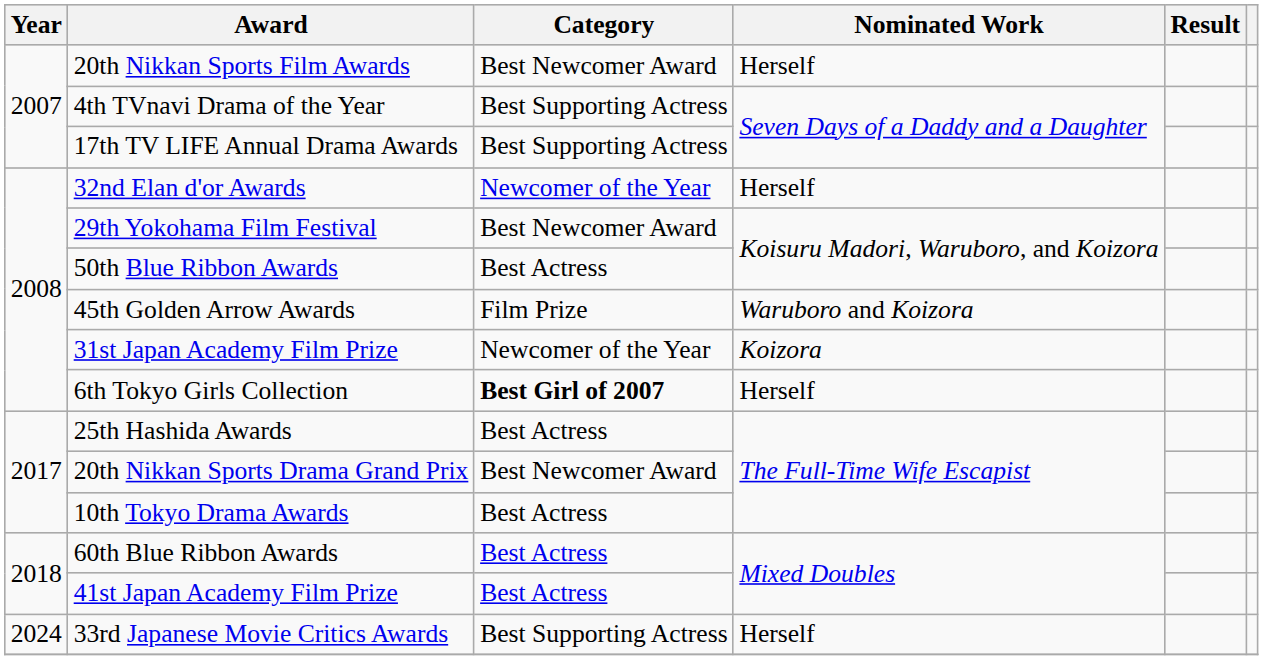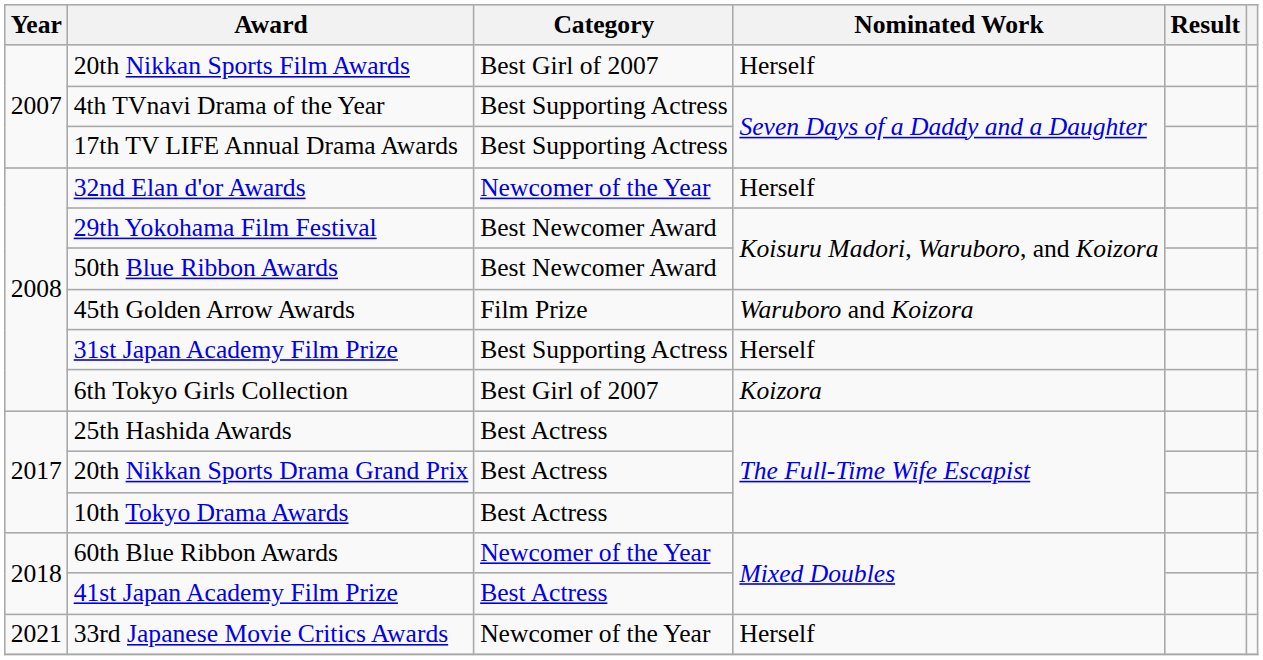(598, 65) Best Newcomer Award -> (569, 65) Best Girl of 2007
(544, 268) Best Actress -> (598, 268) Best Newcomer Award
(595, 349) Newcomer of the Year -> (604, 349) Best Supporting Actress
(781, 349) Koizora -> (777, 349) Herself
(572, 390) bold -> (569, 390) normal
(777, 390) Herself -> (781, 390) Koizora
(598, 471) Best Newcomer Award -> (544, 471) Best Actress
(544, 552) Best Actress -> (595, 552) Newcomer of the Year
(36, 633) 2024 -> (36, 633) 2021
(604, 633) Best Supporting Actress -> (595, 633) Newcomer of the Year
